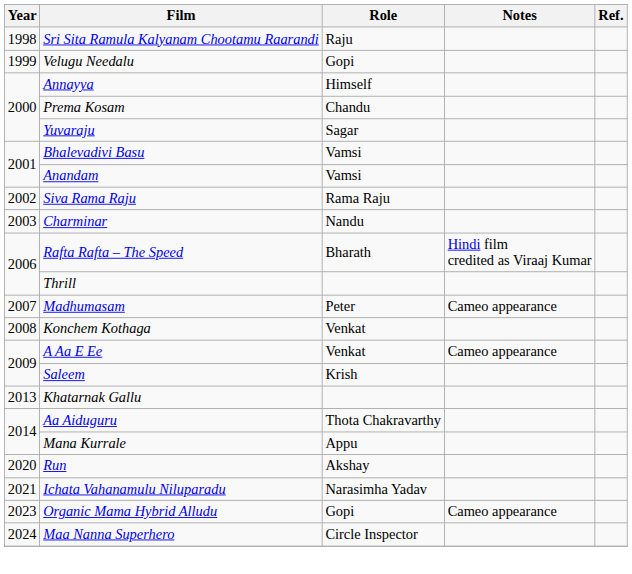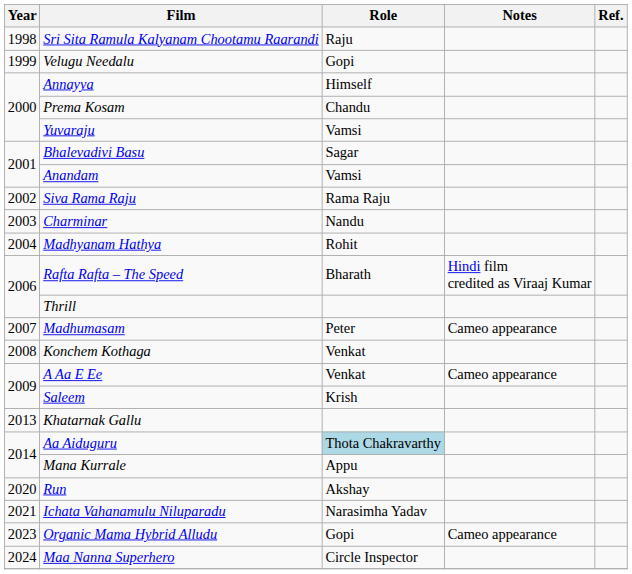(342, 130) Sagar -> (343, 130) Vamsi
(343, 152) Vamsi -> (342, 152) Sagar
+ row: (102, 244)
(383, 420) no background -> (383, 443) lightblue background
